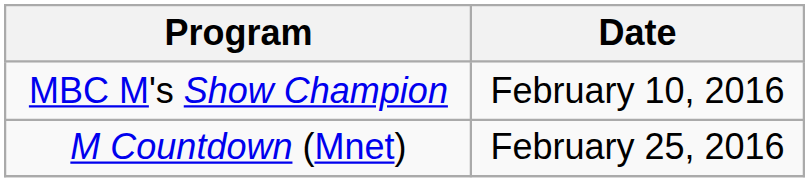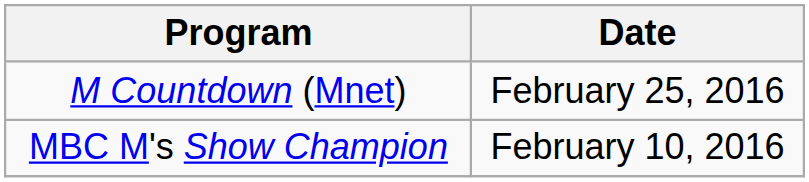rows swapped: (238, 90) <-> (238, 147)
